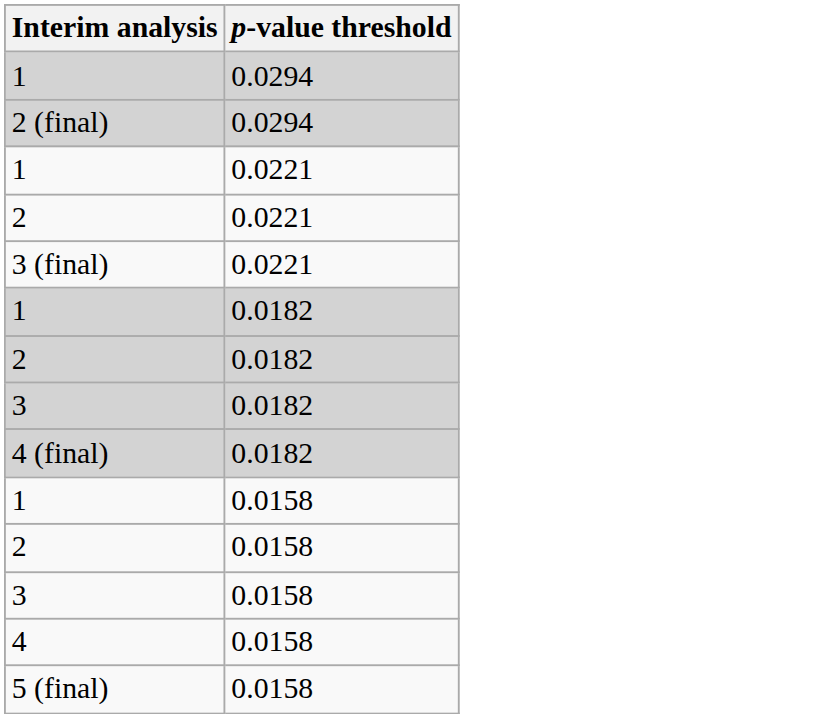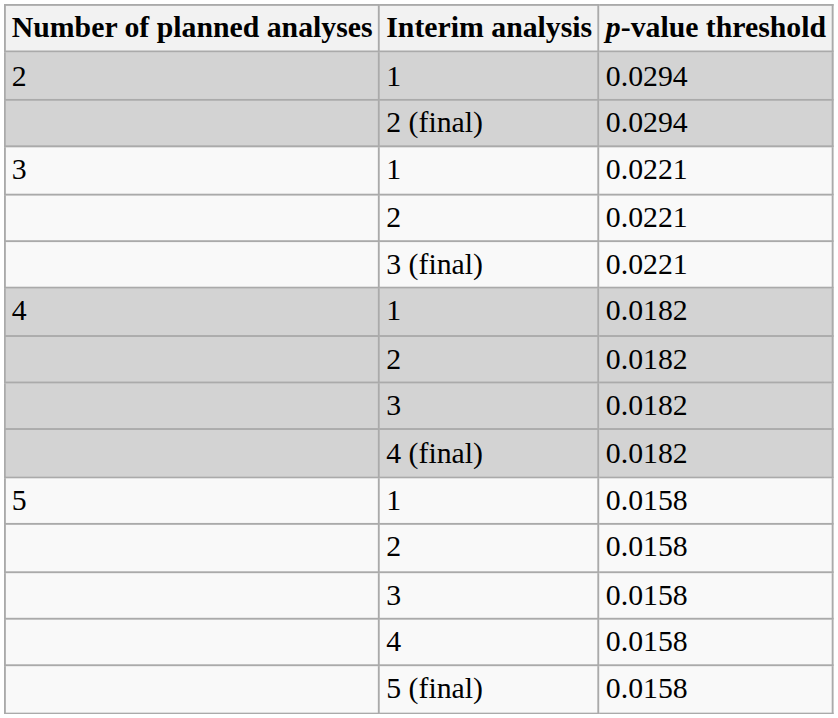+ column: (192, 28)
